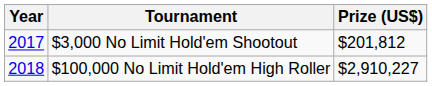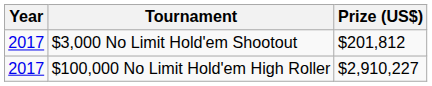(26, 68) 2018 -> (26, 68) 2017
